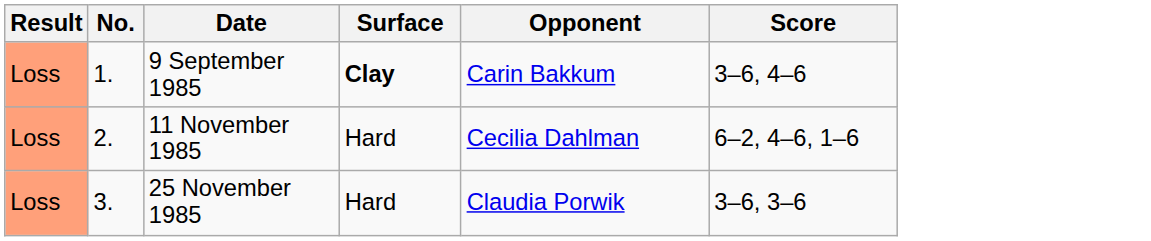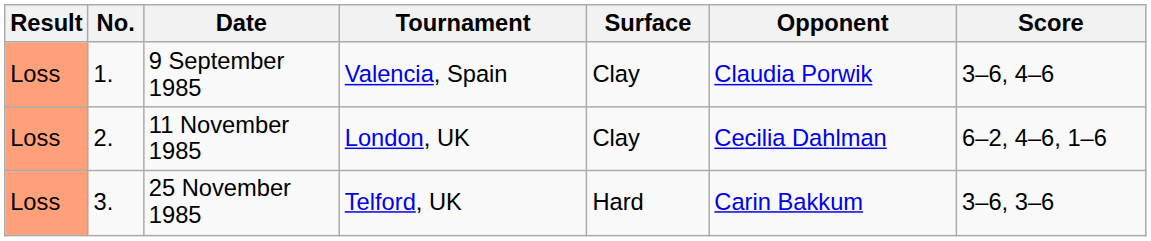+ column: (463, 23)
(370, 74) bold -> (616, 74) normal
(541, 74) Carin Bakkum -> (793, 74) Claudia Porwik
(370, 138) Hard -> (616, 138) Clay
(546, 202) Claudia Porwik -> (789, 202) Carin Bakkum
